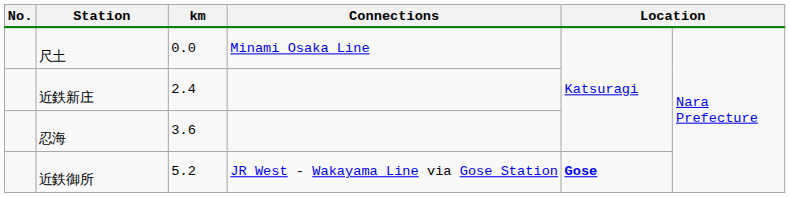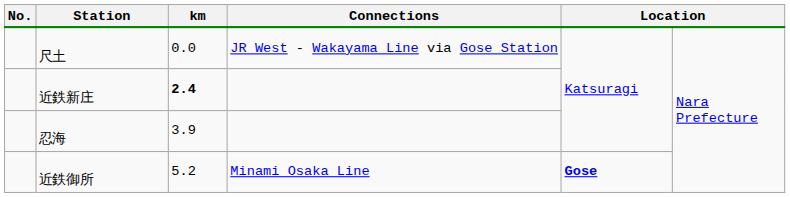(300, 48) Minami Osaka Line -> (394, 48) JR West - Wakayama Line via Gose Station
(184, 90) normal -> (184, 90) bold
(184, 131) 3.6 -> (184, 131) 3.9
(394, 172) JR West - Wakayama Line via Gose Station -> (300, 172) Minami Osaka Line
